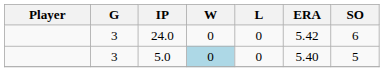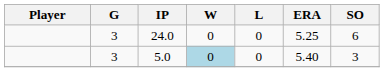(307, 35) 5.42 -> (307, 35) 5.25
(355, 56) 5 -> (355, 56) 3
